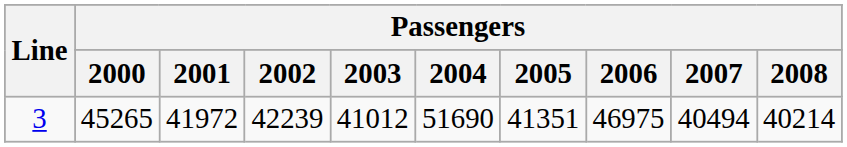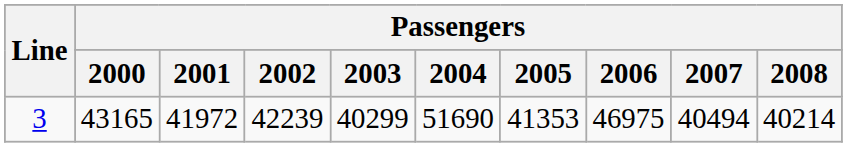(117, 118) 45265 -> (117, 118) 43165
(373, 118) 41012 -> (373, 118) 40299
(543, 118) 41351 -> (543, 118) 41353
